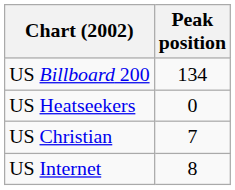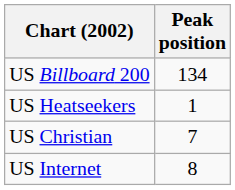(192, 105) 0 -> (192, 105) 1
